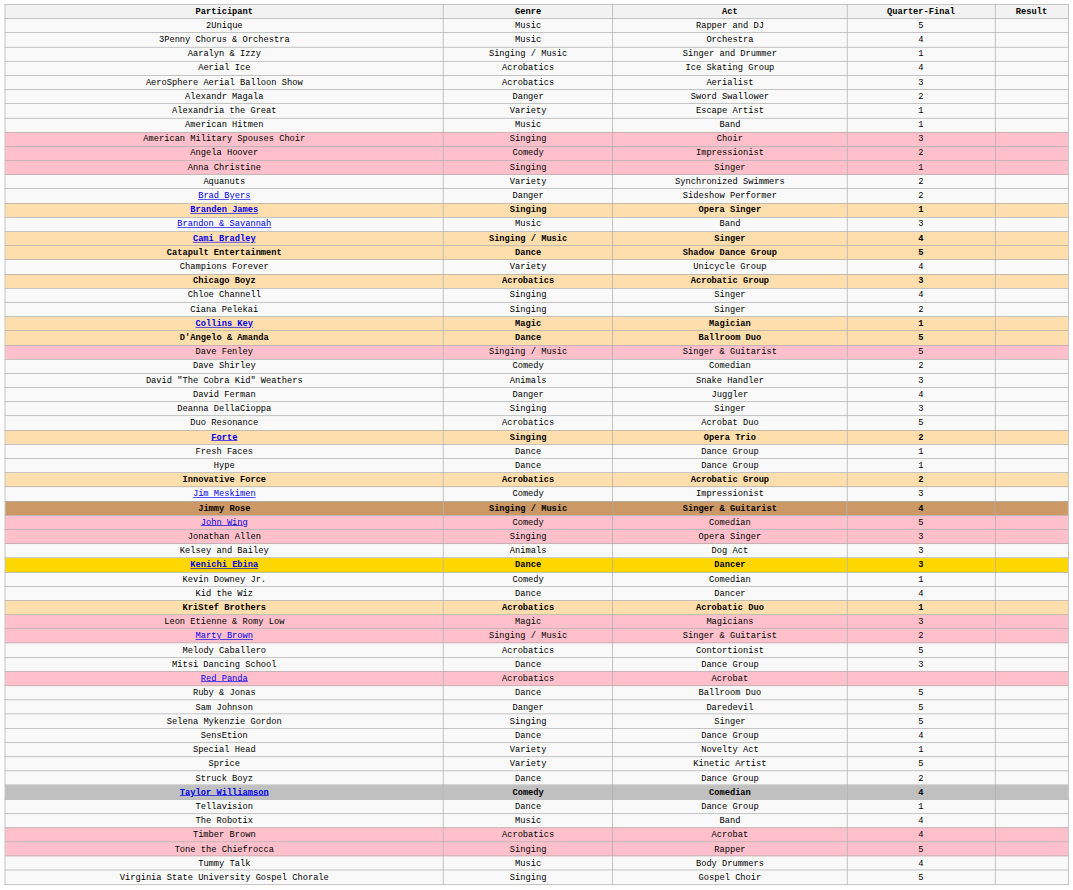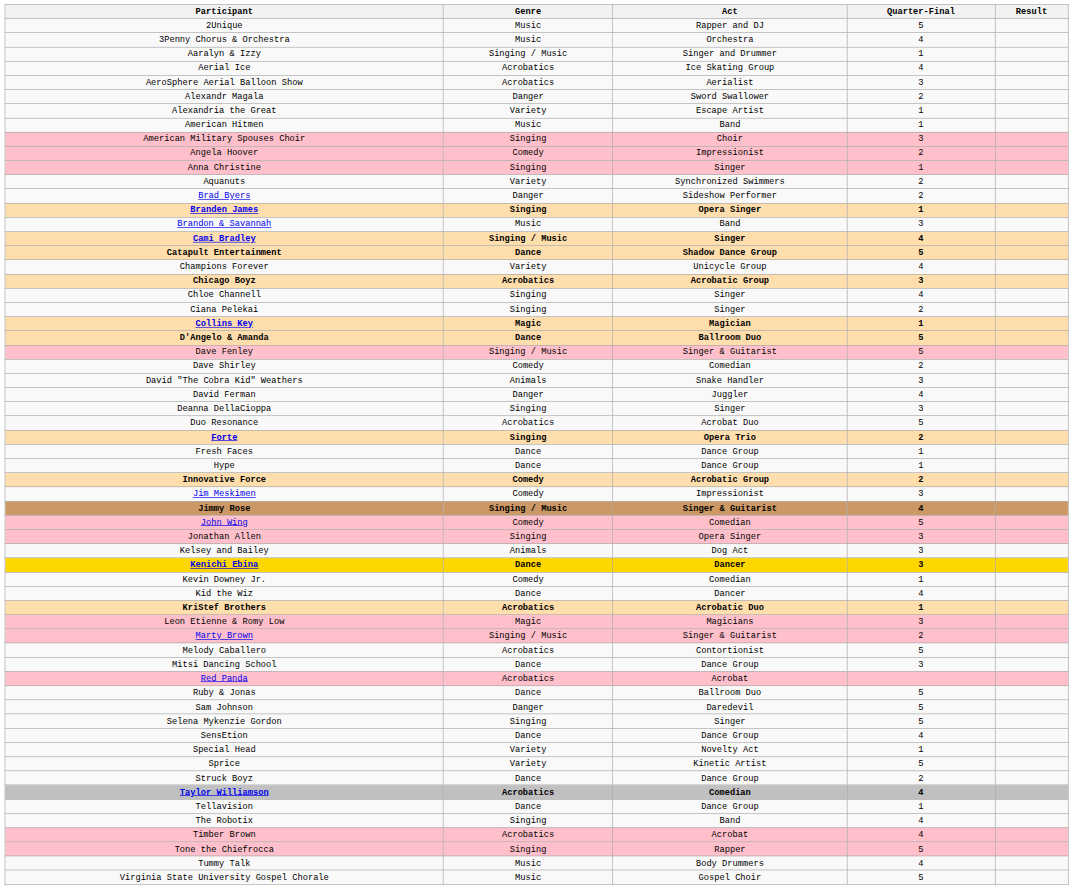(528, 480) Acrobatics -> (528, 480) Comedy
(528, 792) Comedy -> (528, 792) Acrobatics
(528, 821) Music -> (528, 821) Singing
(528, 877) Singing -> (528, 877) Music
